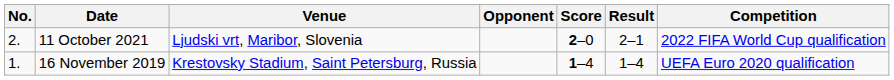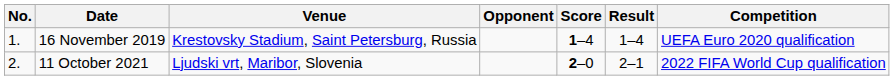rows swapped: (102, 63) <-> (94, 39)
